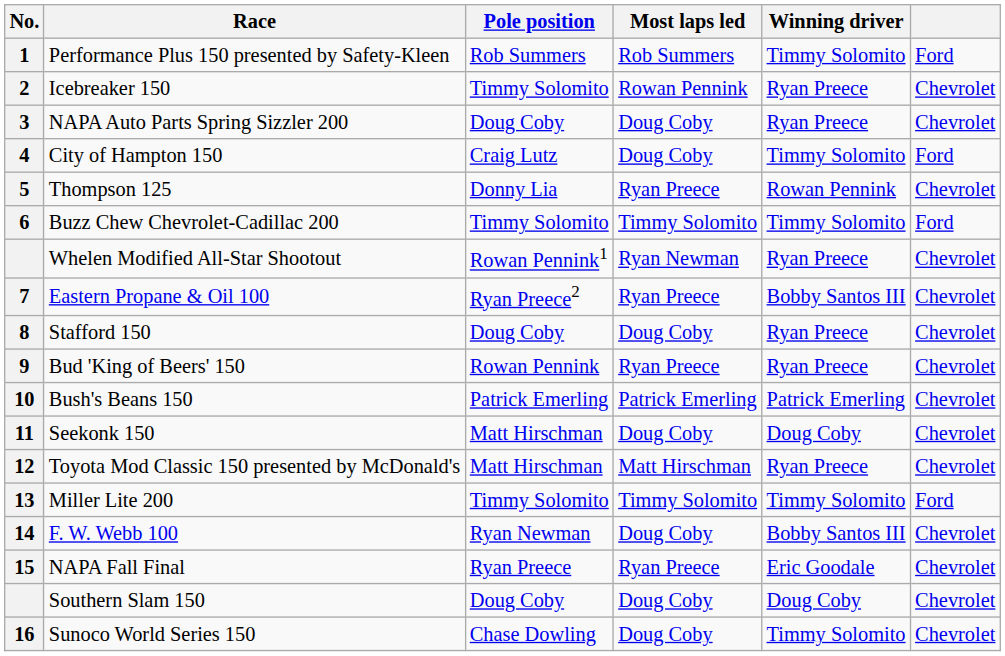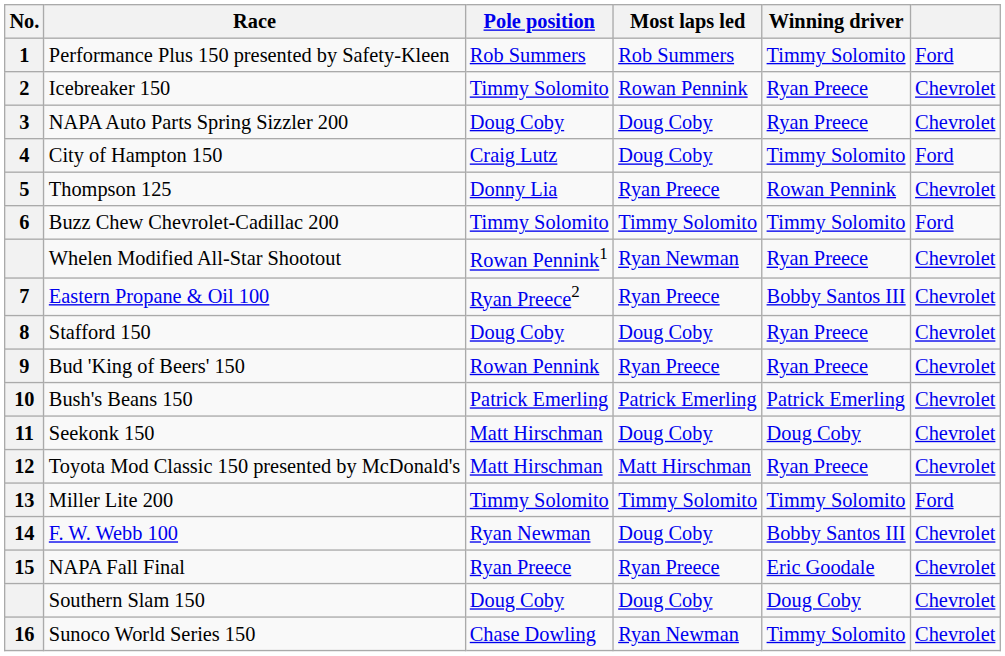(665, 634) Doug Coby -> (679, 634) Ryan Newman
